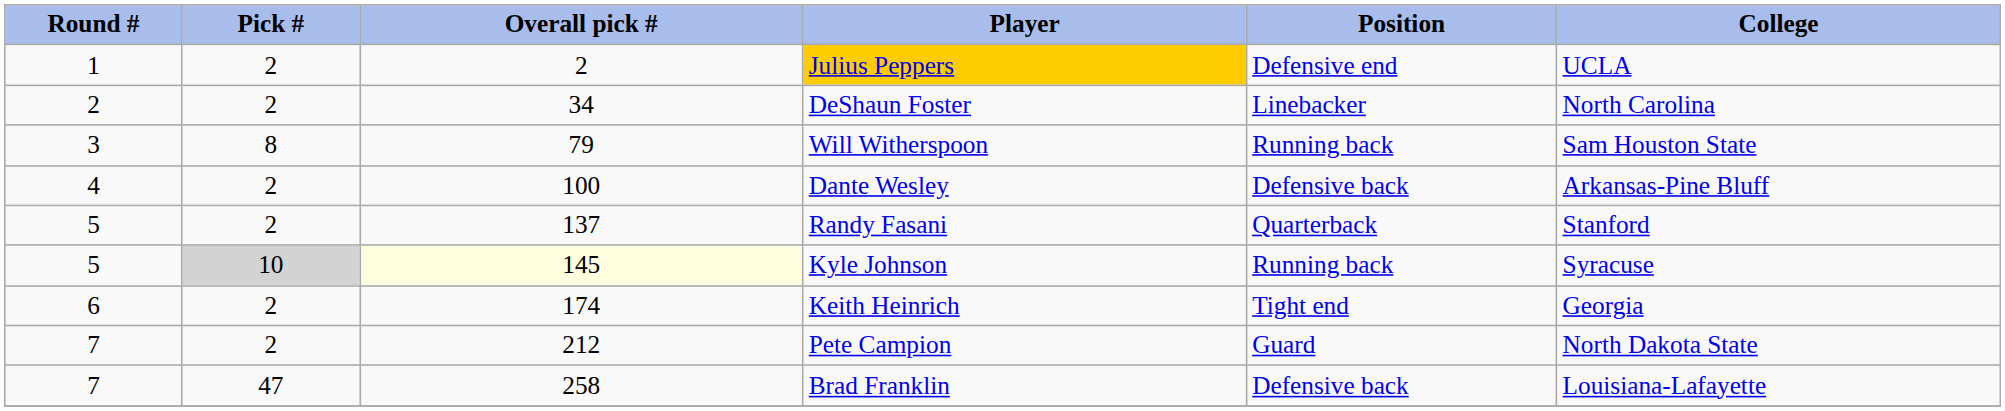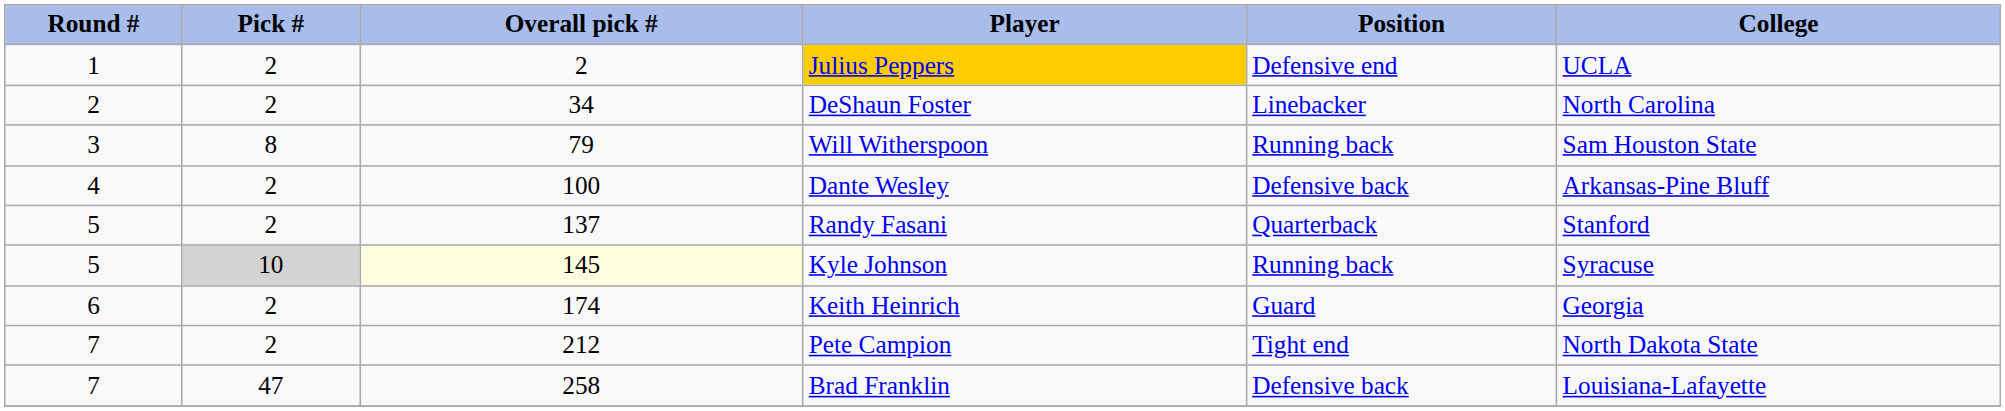(1301, 305) Tight end -> (1284, 305) Guard
(1284, 345) Guard -> (1301, 345) Tight end
